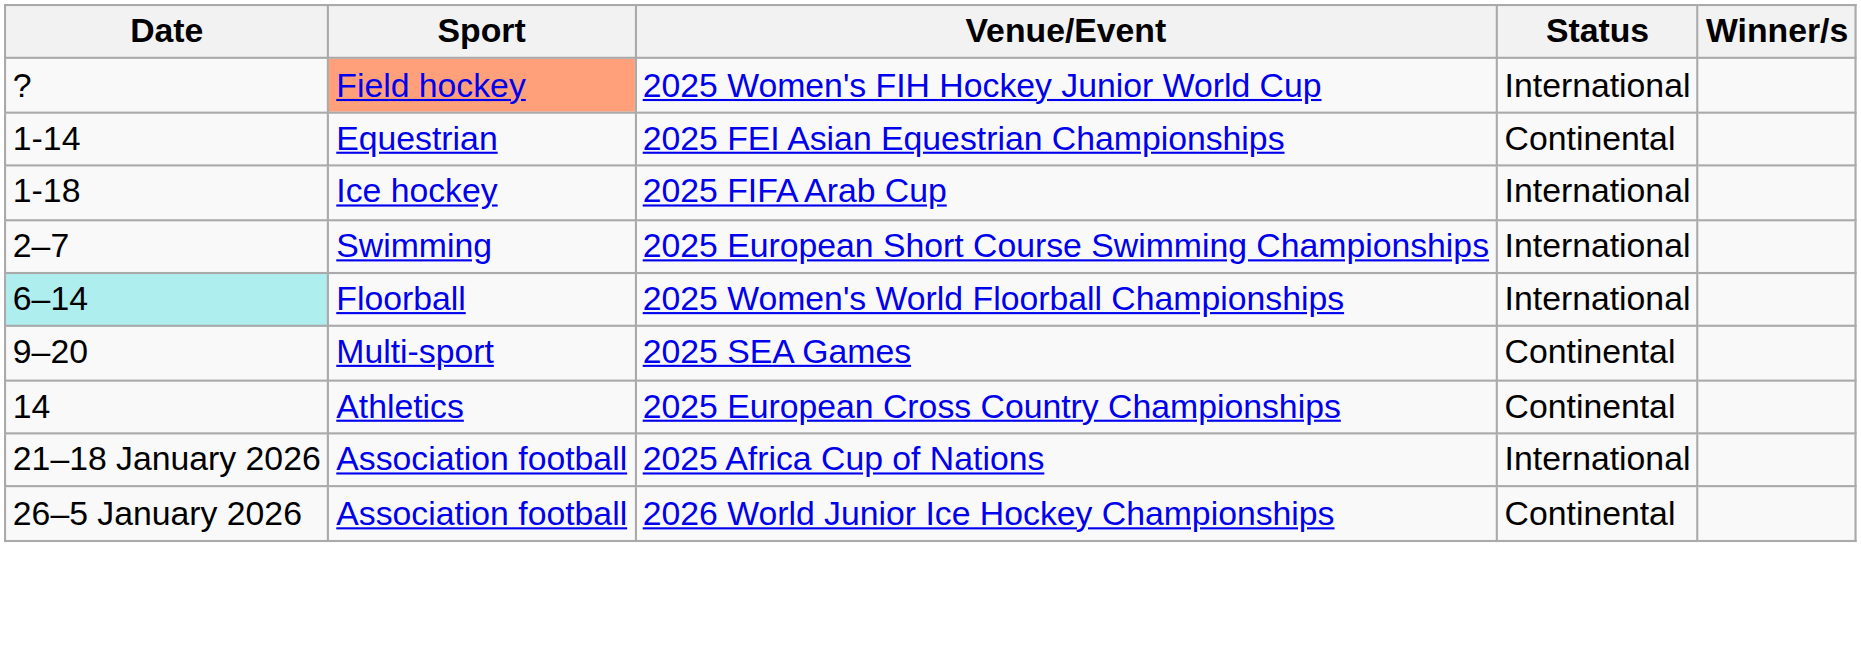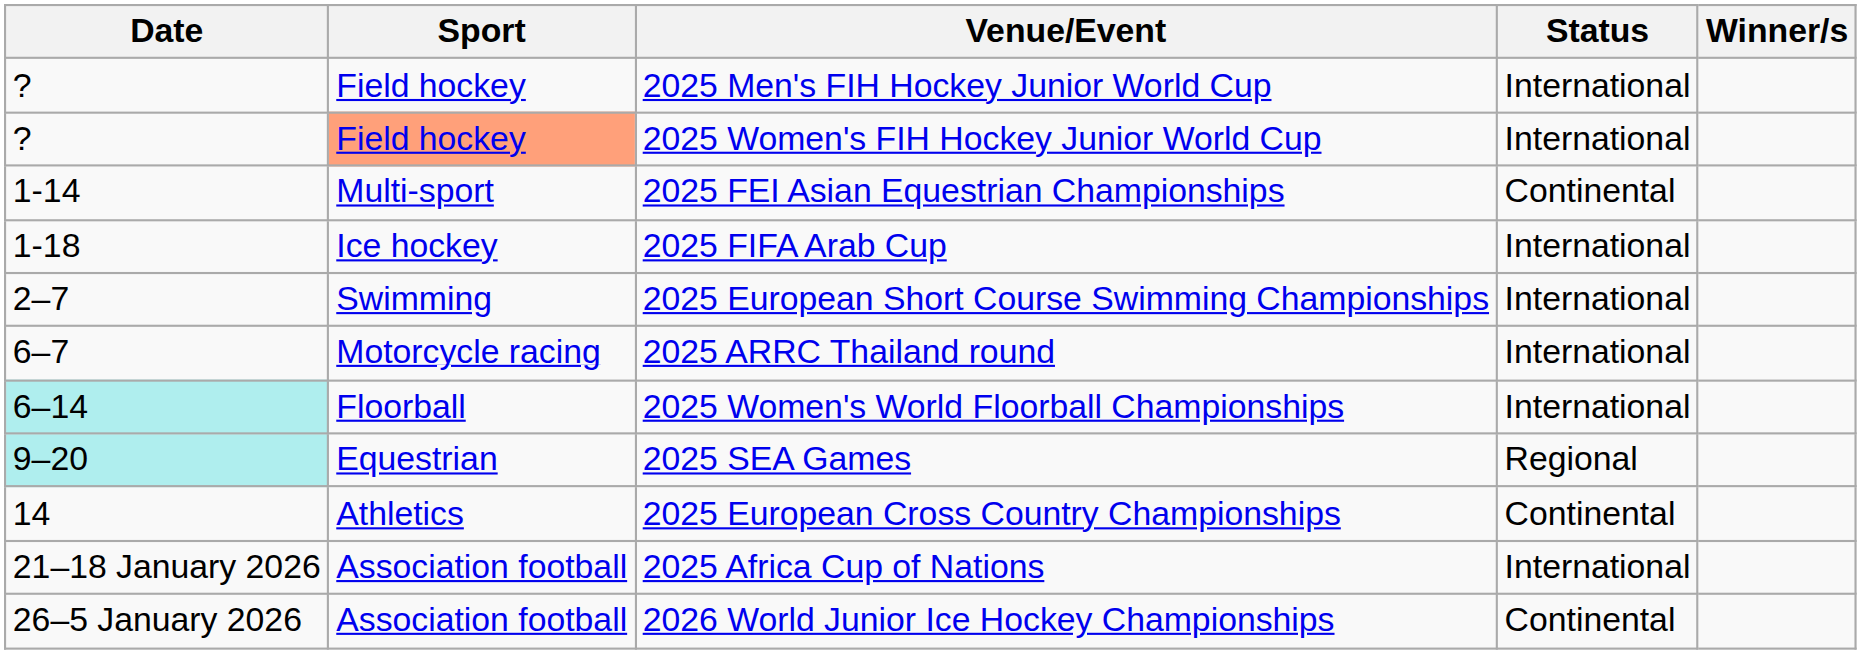+ row: (957, 84)
(417, 138) Equestrian -> (415, 191) Multi-sport
+ row: (849, 352)
(50, 352) no background -> (50, 459) paleturquoise background
(415, 352) Multi-sport -> (417, 459) Equestrian
(1590, 352) Continental -> (1571, 459) Regional
